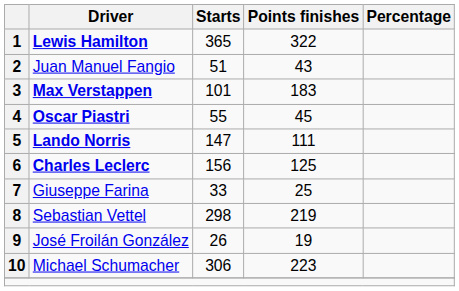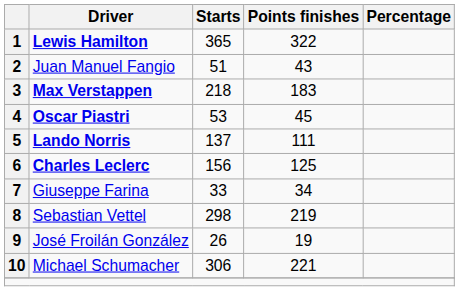(218, 91) 101 -> (218, 91) 218
(218, 116) 55 -> (218, 116) 53
(218, 141) 147 -> (218, 141) 137
(303, 191) 25 -> (303, 191) 34
(303, 265) 223 -> (303, 265) 221
